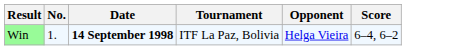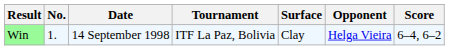+ column: (301, 14)
(123, 34) bold -> (121, 34) normal
